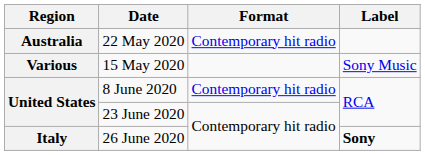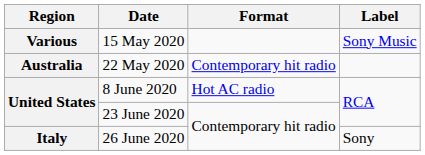rows swapped: (144, 65) <-> (144, 41)
(264, 89) Contemporary hit radio -> (233, 89) Hot AC radio
(359, 138) bold -> (359, 138) normal
